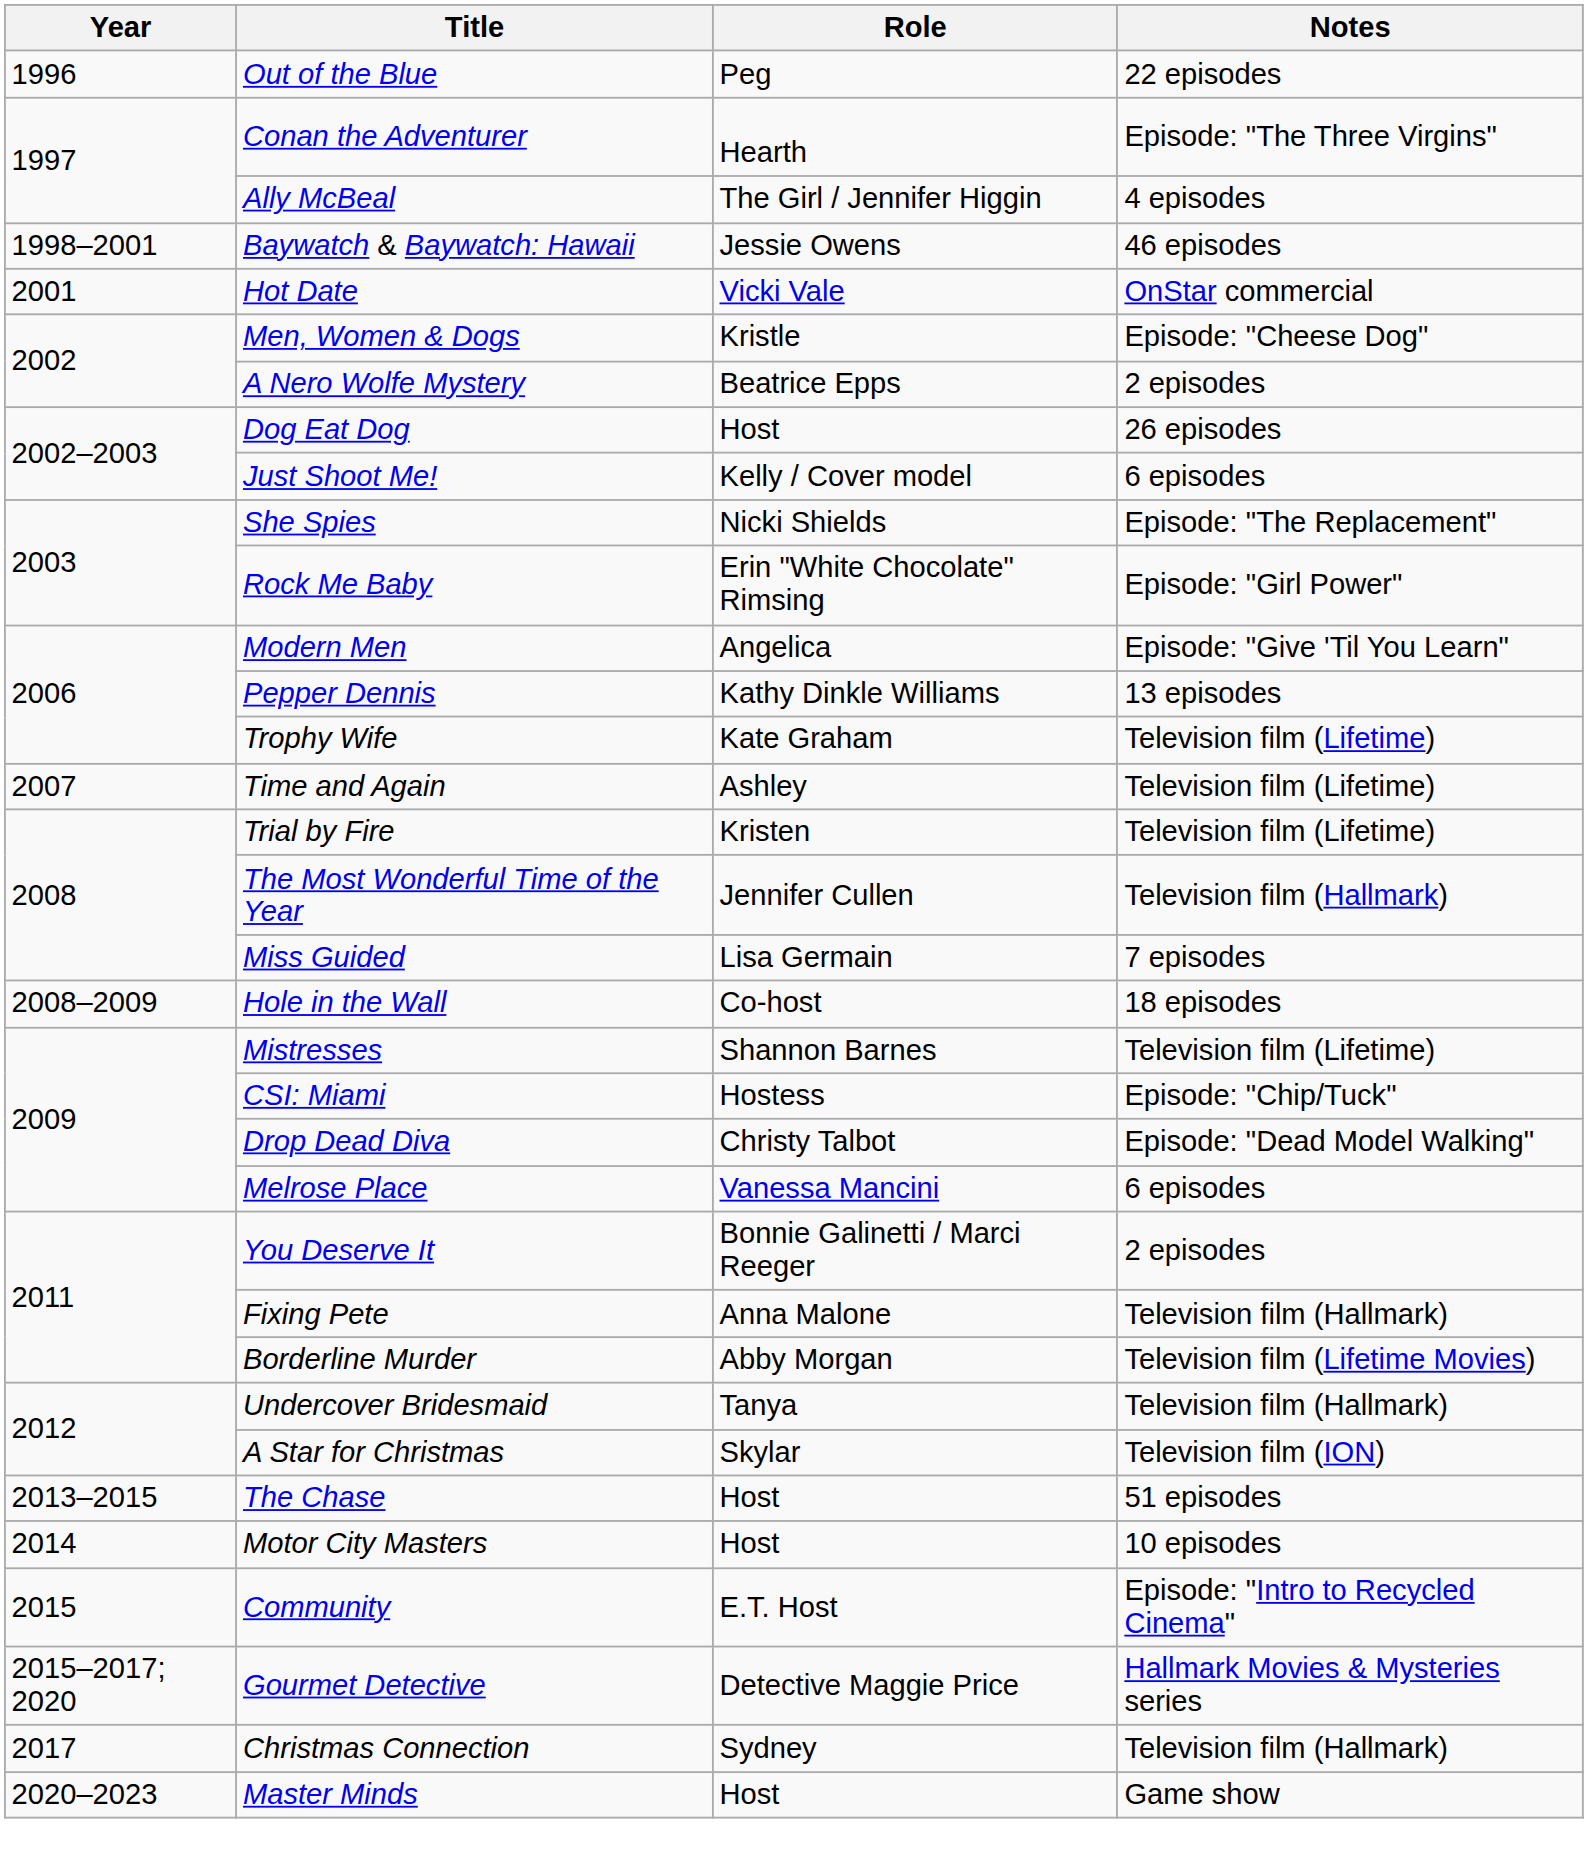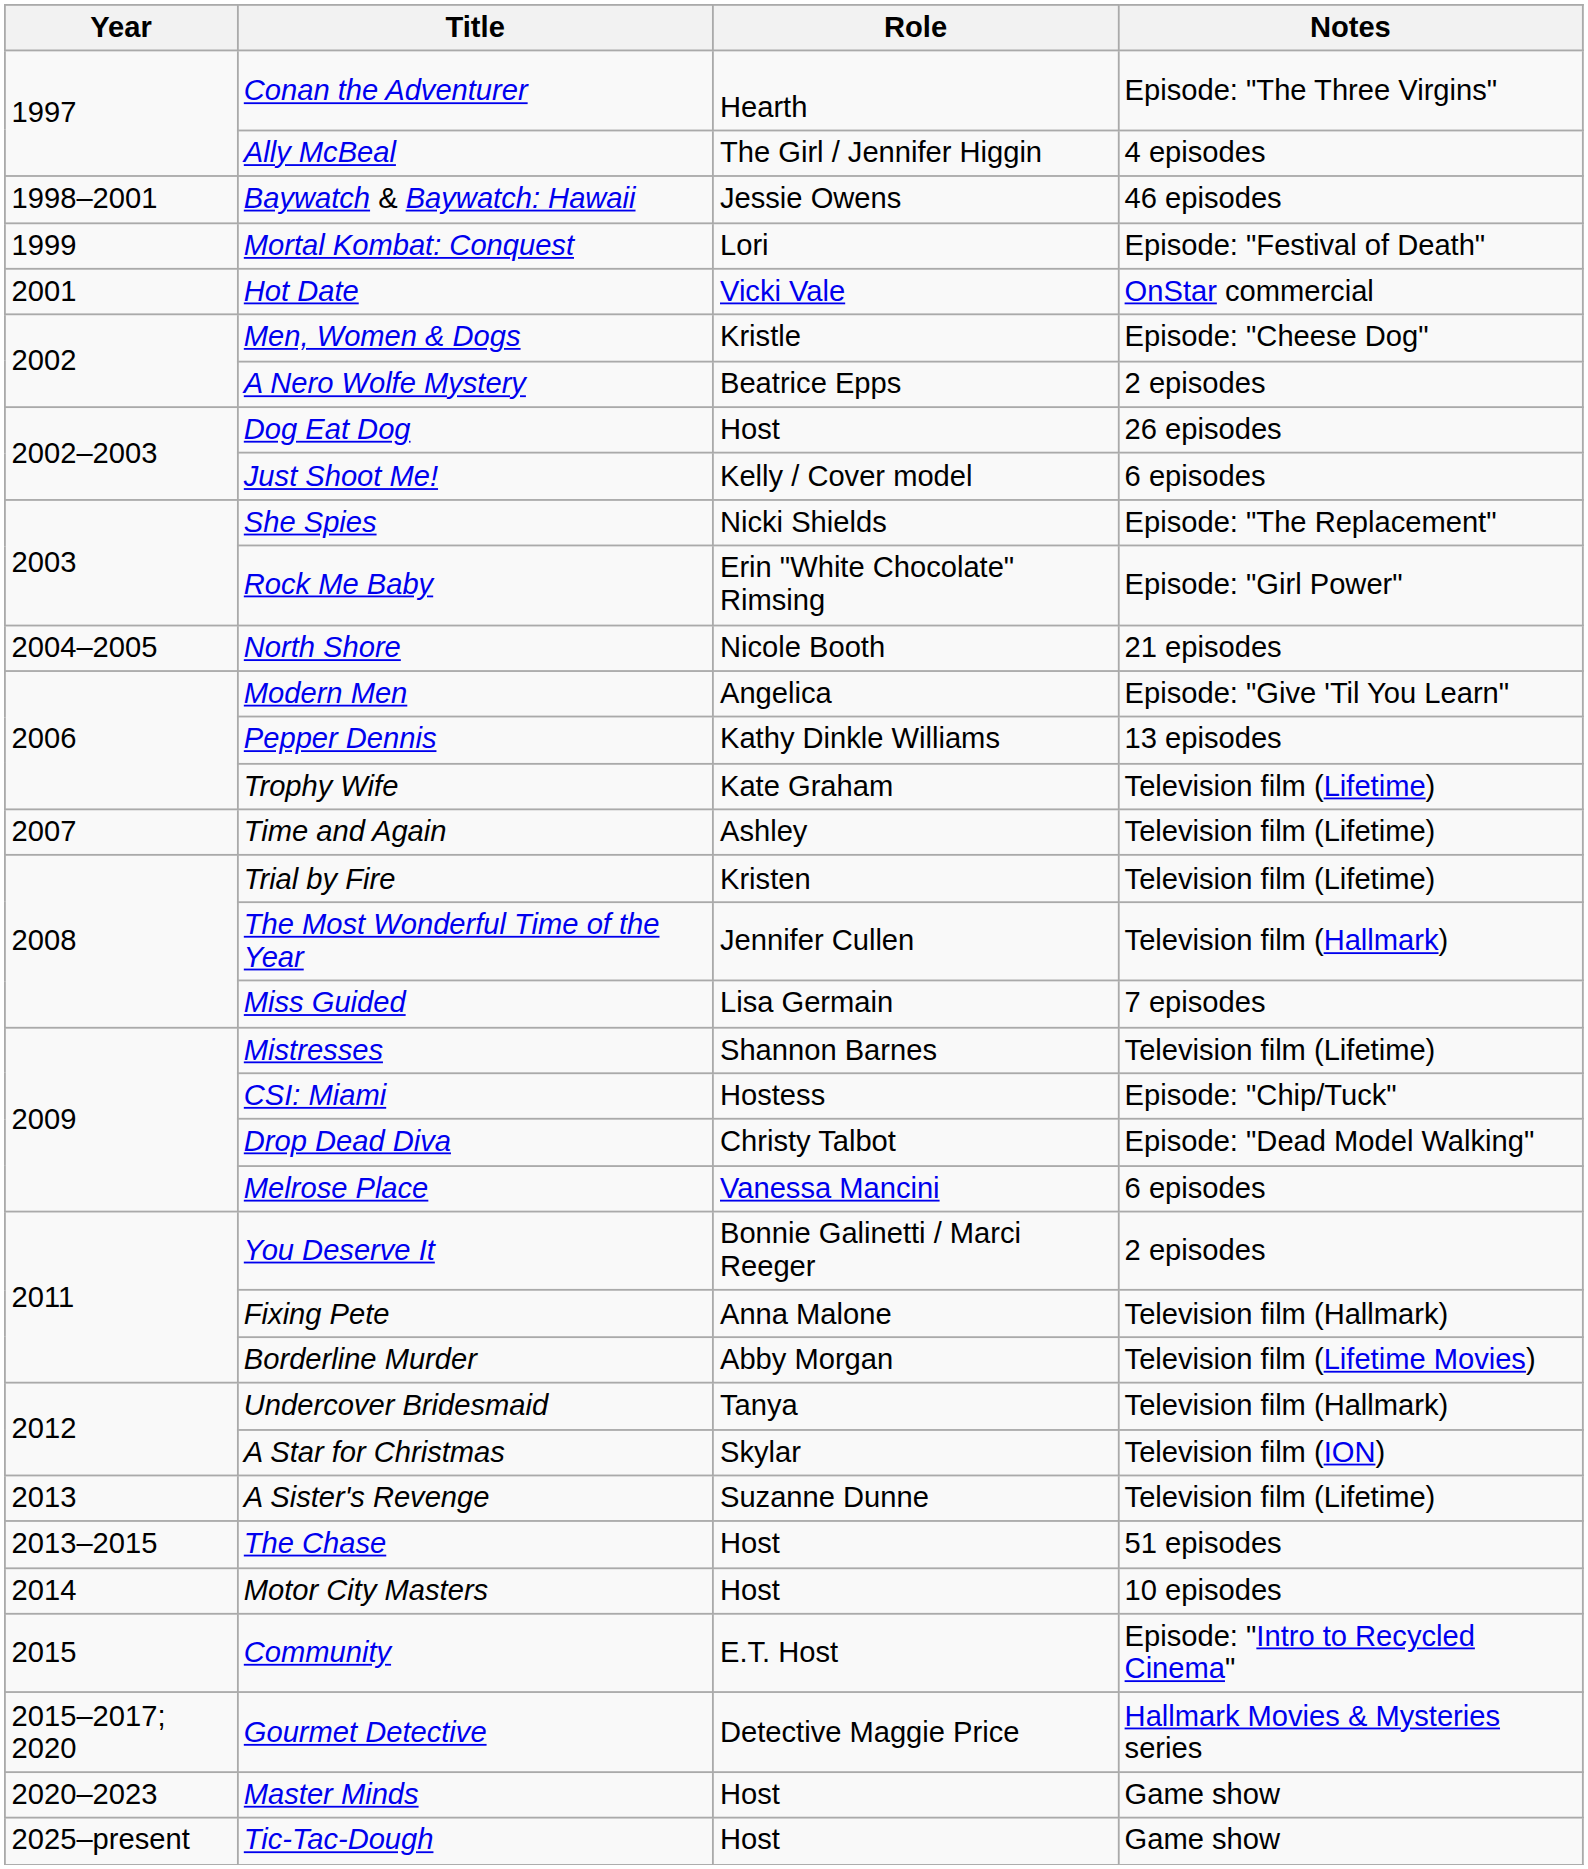- row: (340, 73)
+ row: (409, 245)
+ row: (322, 647)
- row: (345, 1003)
+ row: (367, 1497)
- row: (386, 1748)
+ row: (339, 1840)
